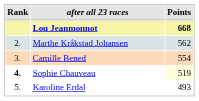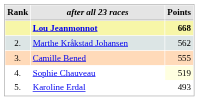(184, 58) 554 -> (184, 58) 555
(18, 73) bold -> (18, 73) normal
